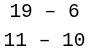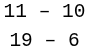rows swapped: (44, 12) <-> (44, 40)
